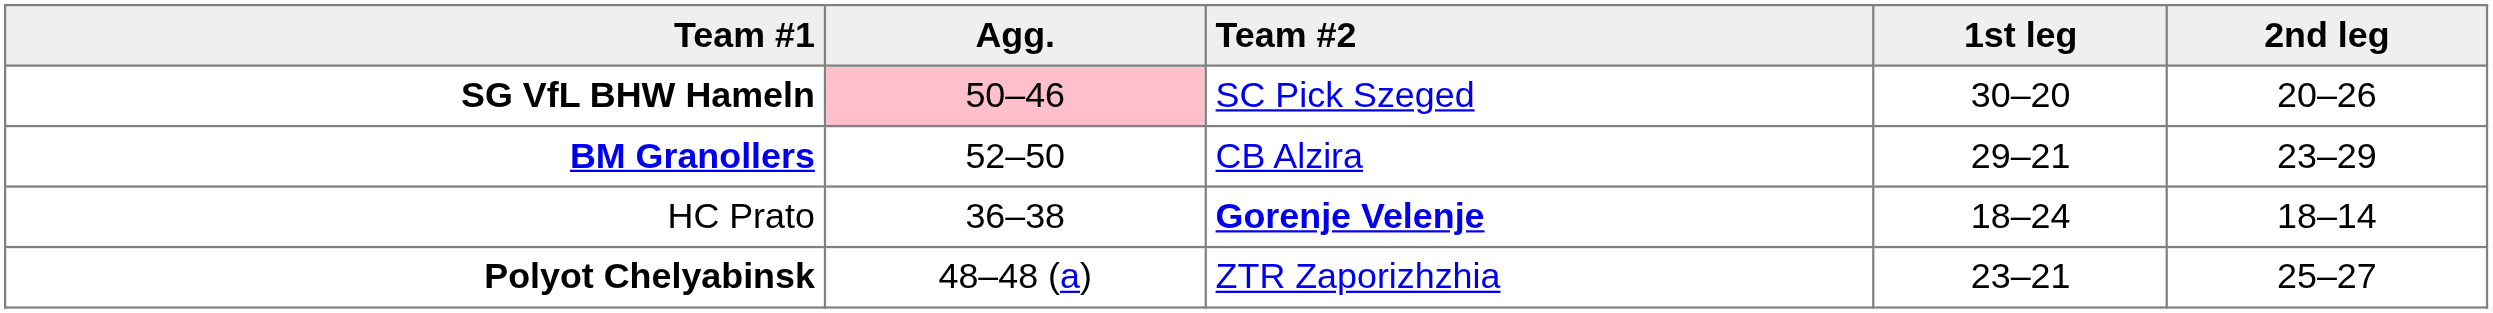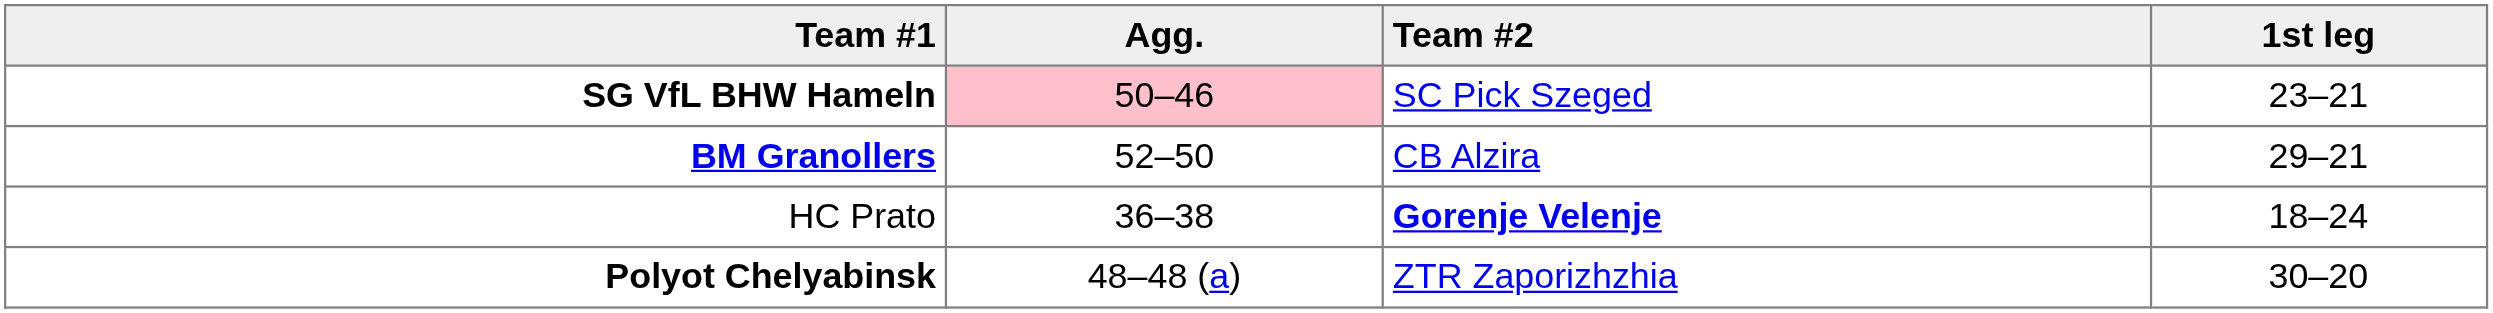- column: (2327, 34)
(2021, 95) 30–20 -> (2318, 95) 23–21
(2021, 276) 23–21 -> (2318, 276) 30–20
